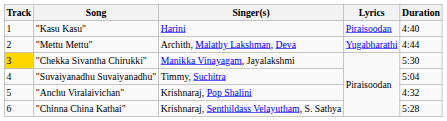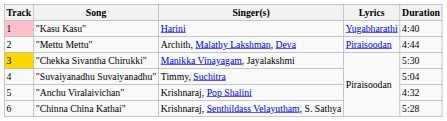(9, 28) no background -> (9, 28) pink background
(369, 28) Piraisoodan -> (372, 28) Yugabharathi
(372, 44) Yugabharathi -> (369, 44) Piraisoodan
